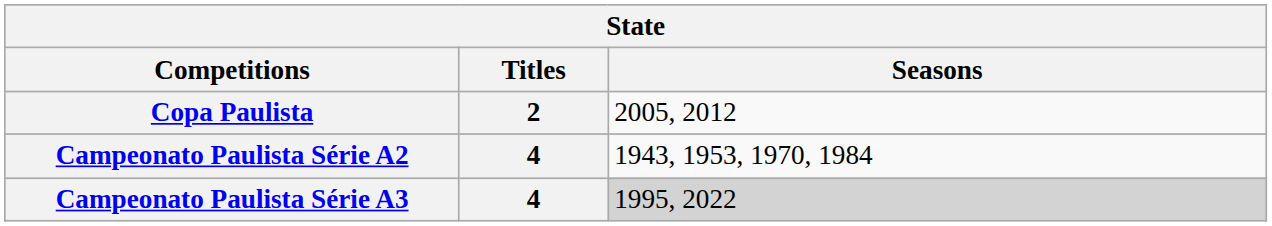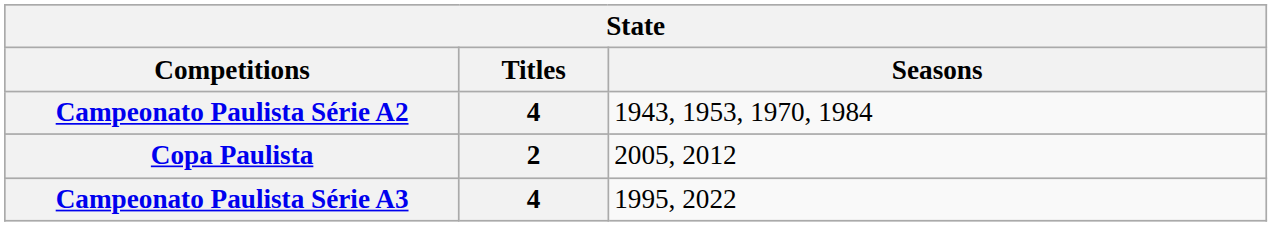rows swapped: (232, 112) <-> (232, 155)
(675, 198) lightgrey background -> (675, 198) no background
